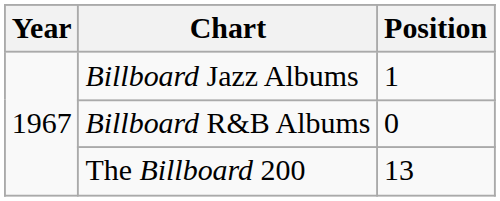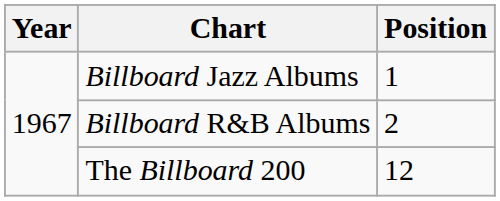(392, 123) 0 -> (392, 123) 2
(399, 170) 13 -> (399, 170) 12
